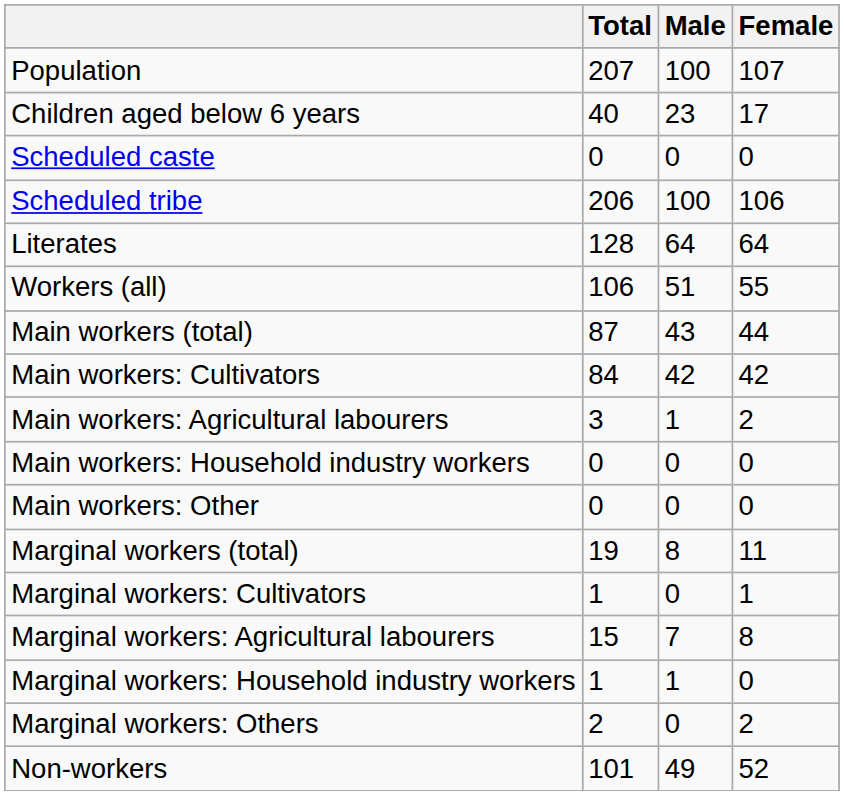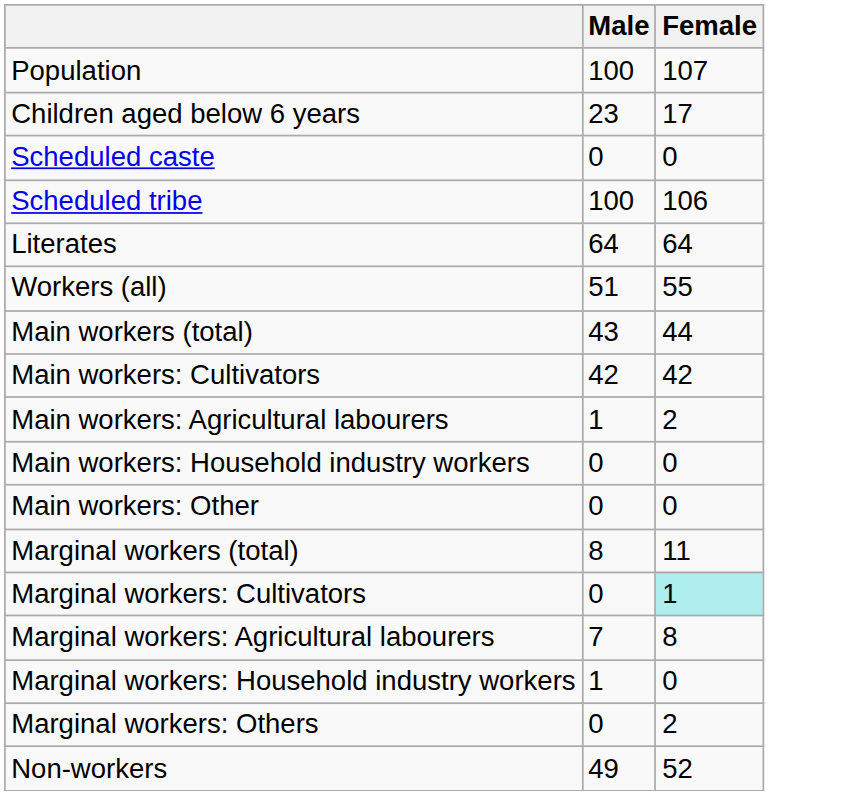- column: (620, 26)
(746, 593) no background -> (670, 593) paleturquoise background
